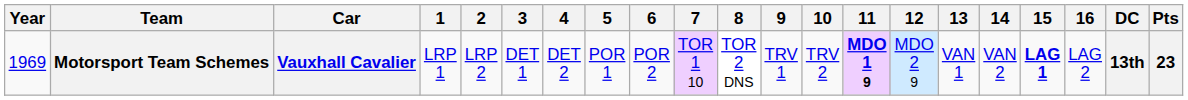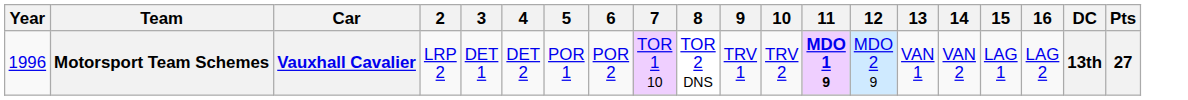- column: (440, 18)
(27, 63) 1969 -> (27, 63) 1996
(1042, 63) bold -> (1001, 63) normal
(1166, 63) 23 -> (1123, 63) 27
